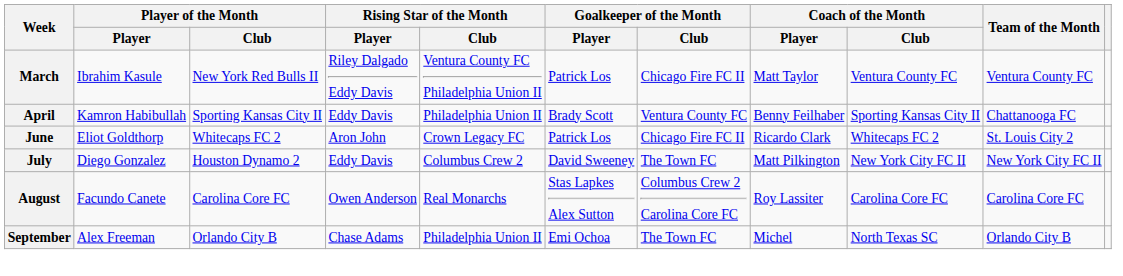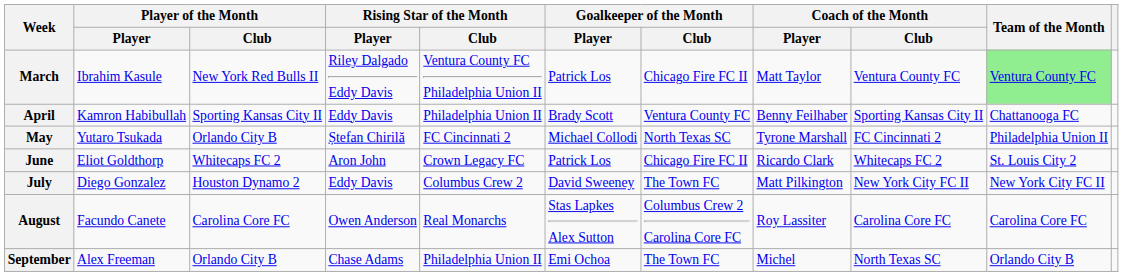(1040, 77) no background -> (1043, 77) lightgreen background
+ row: (39, 138)
